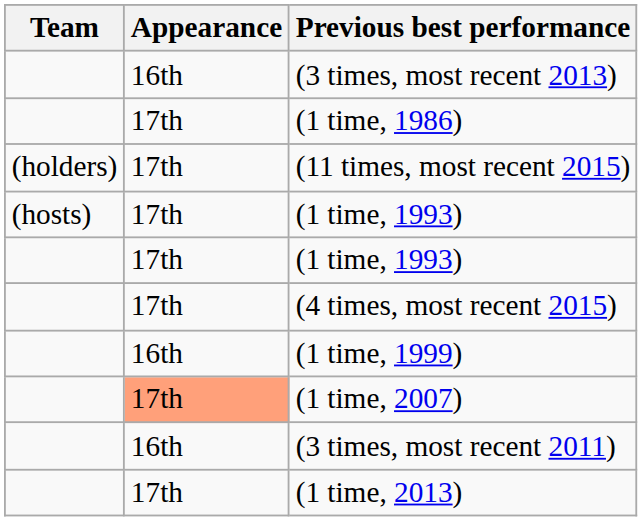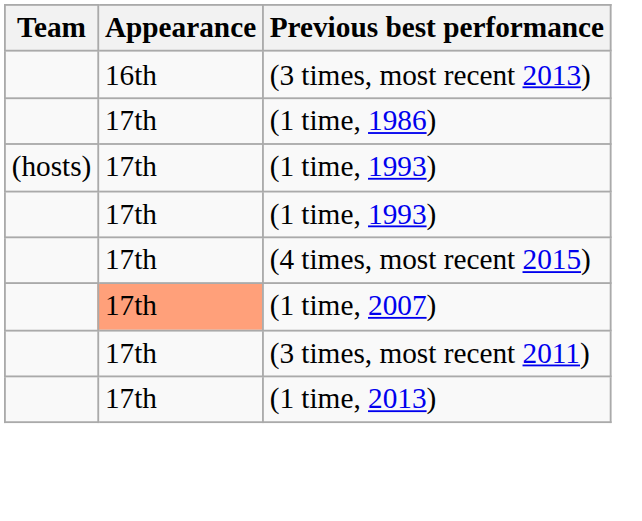- row: (65, 167)
- row: (65, 353)
(157, 445) 16th -> (131, 352) 17th
